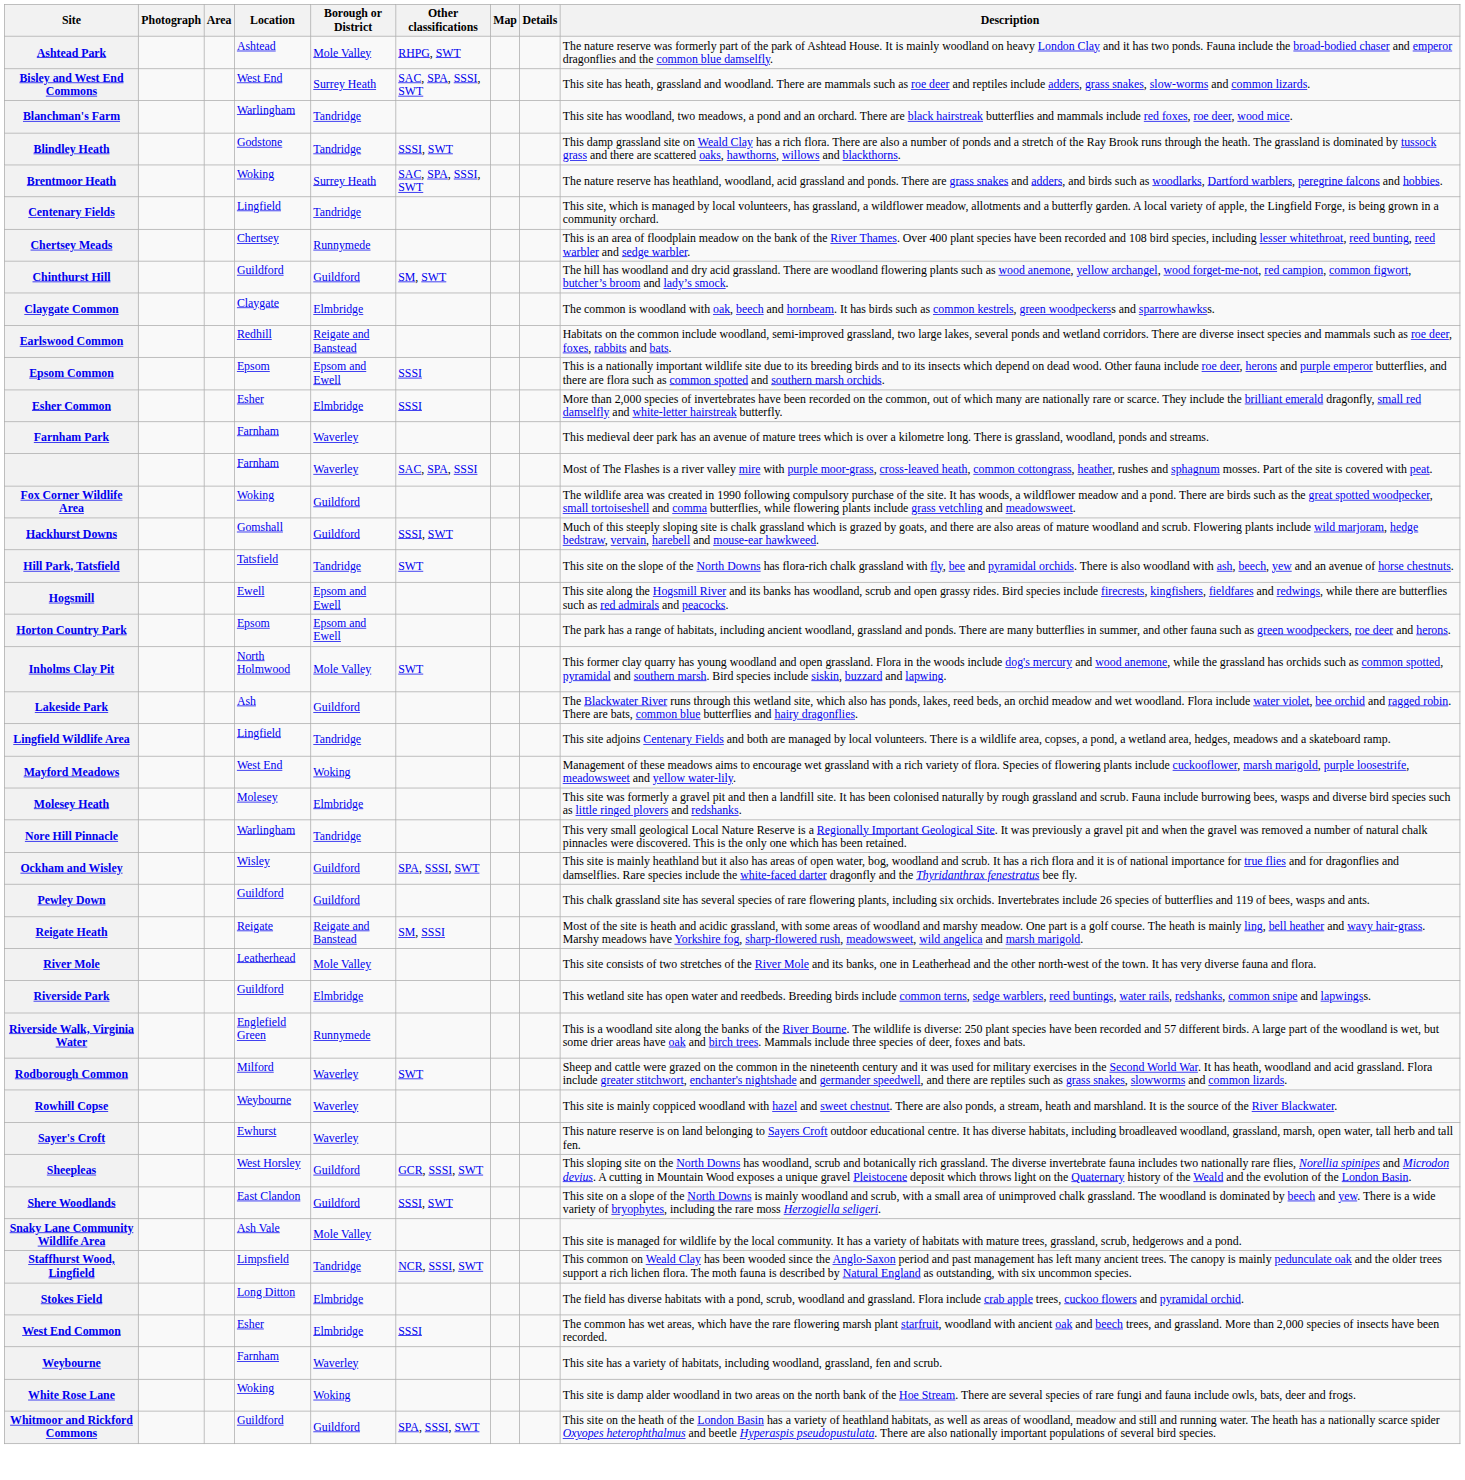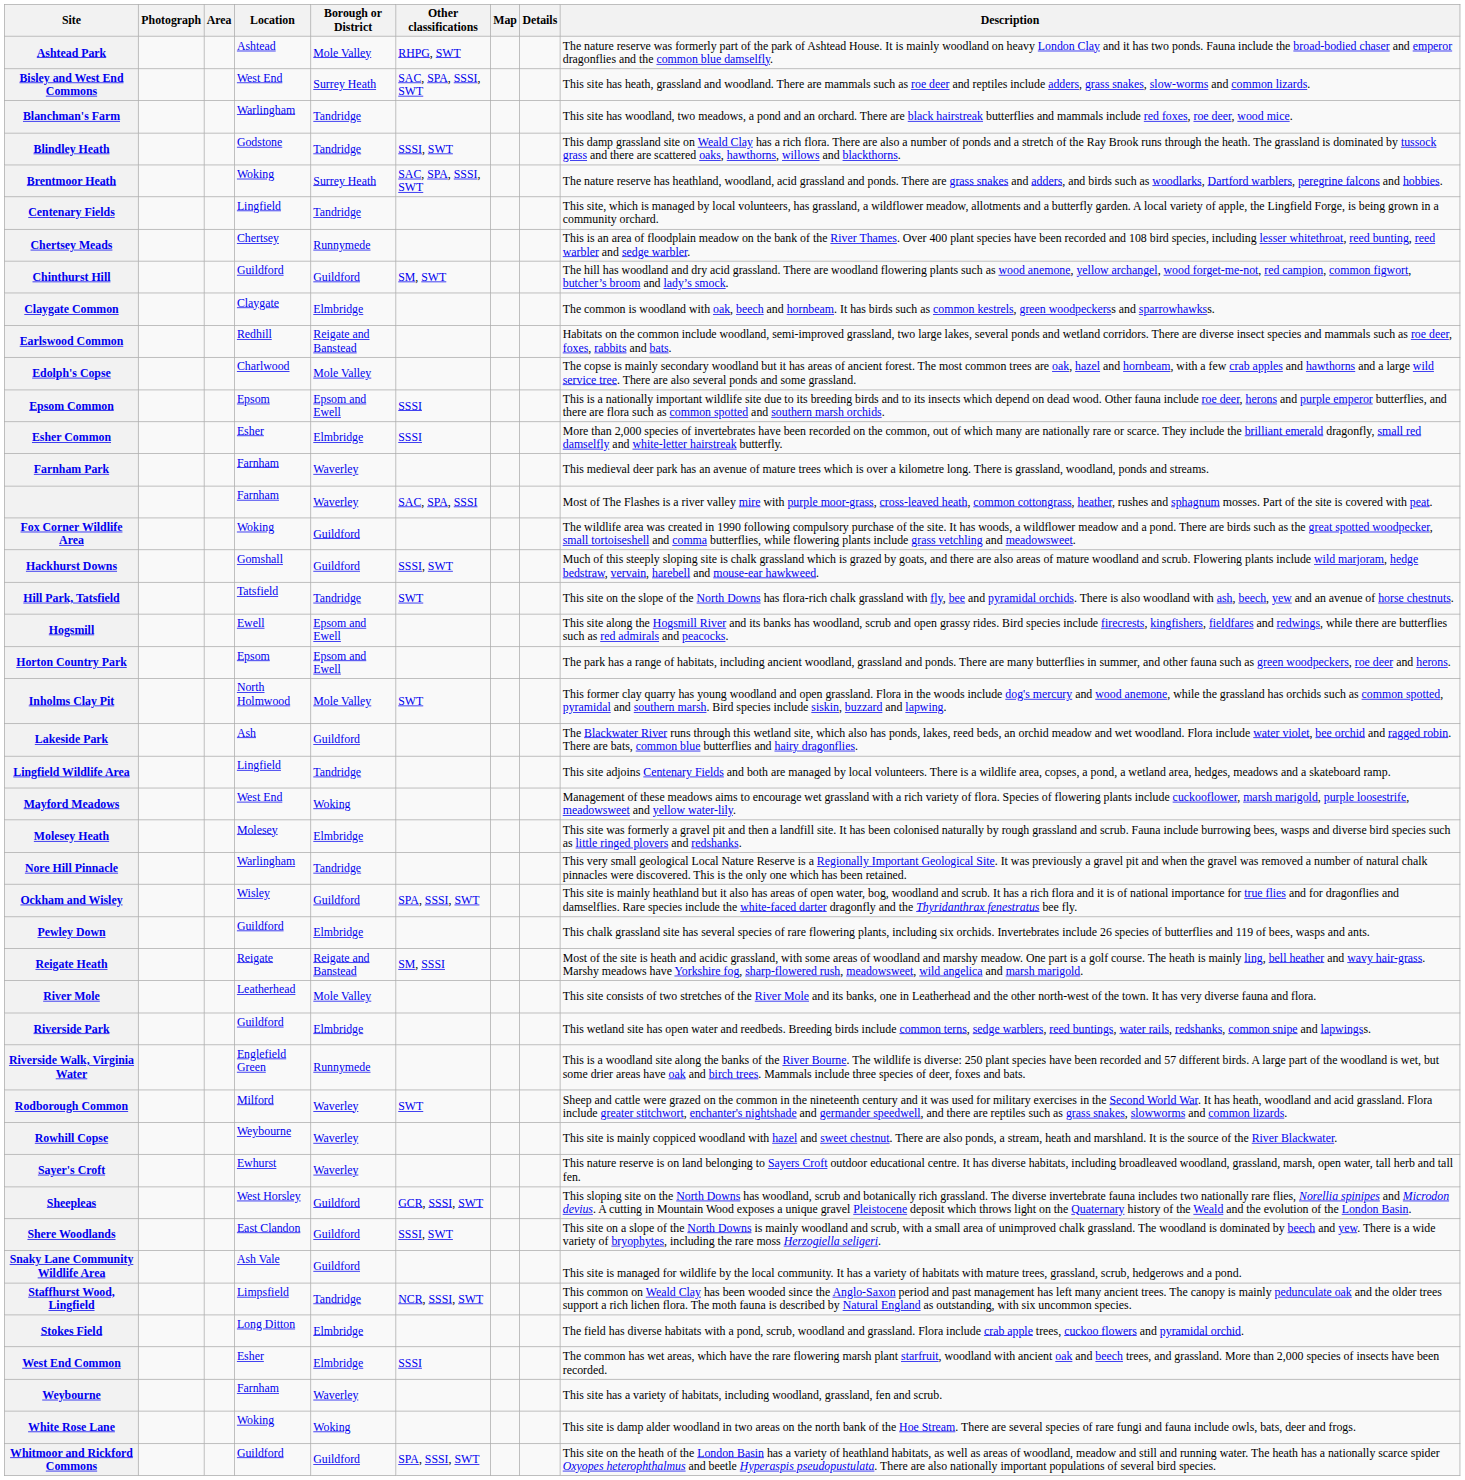+ row: (71, 373)
(337, 900) Guildford -> (338, 932) Elmbridge
(342, 1234) Mole Valley -> (337, 1266) Guildford
